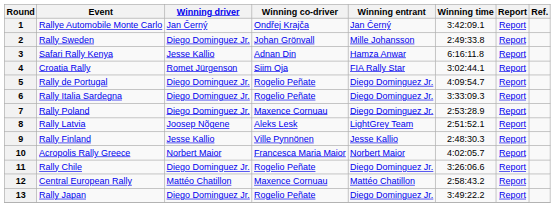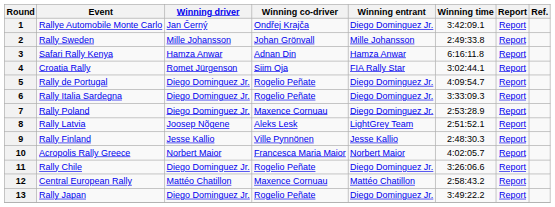(371, 25) Jan Černý -> (392, 25) Diego Dominguez Jr.
(208, 39) Diego Dominguez Jr. -> (199, 39) Mille Johansson
(190, 53) Jesse Kallio -> (194, 53) Hamza Anwar
